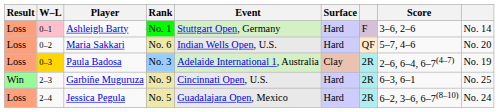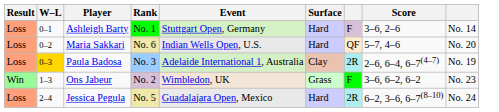(46, 29) pink background -> (46, 29) no background
+ row: (89, 80)
- row: (105, 80)
